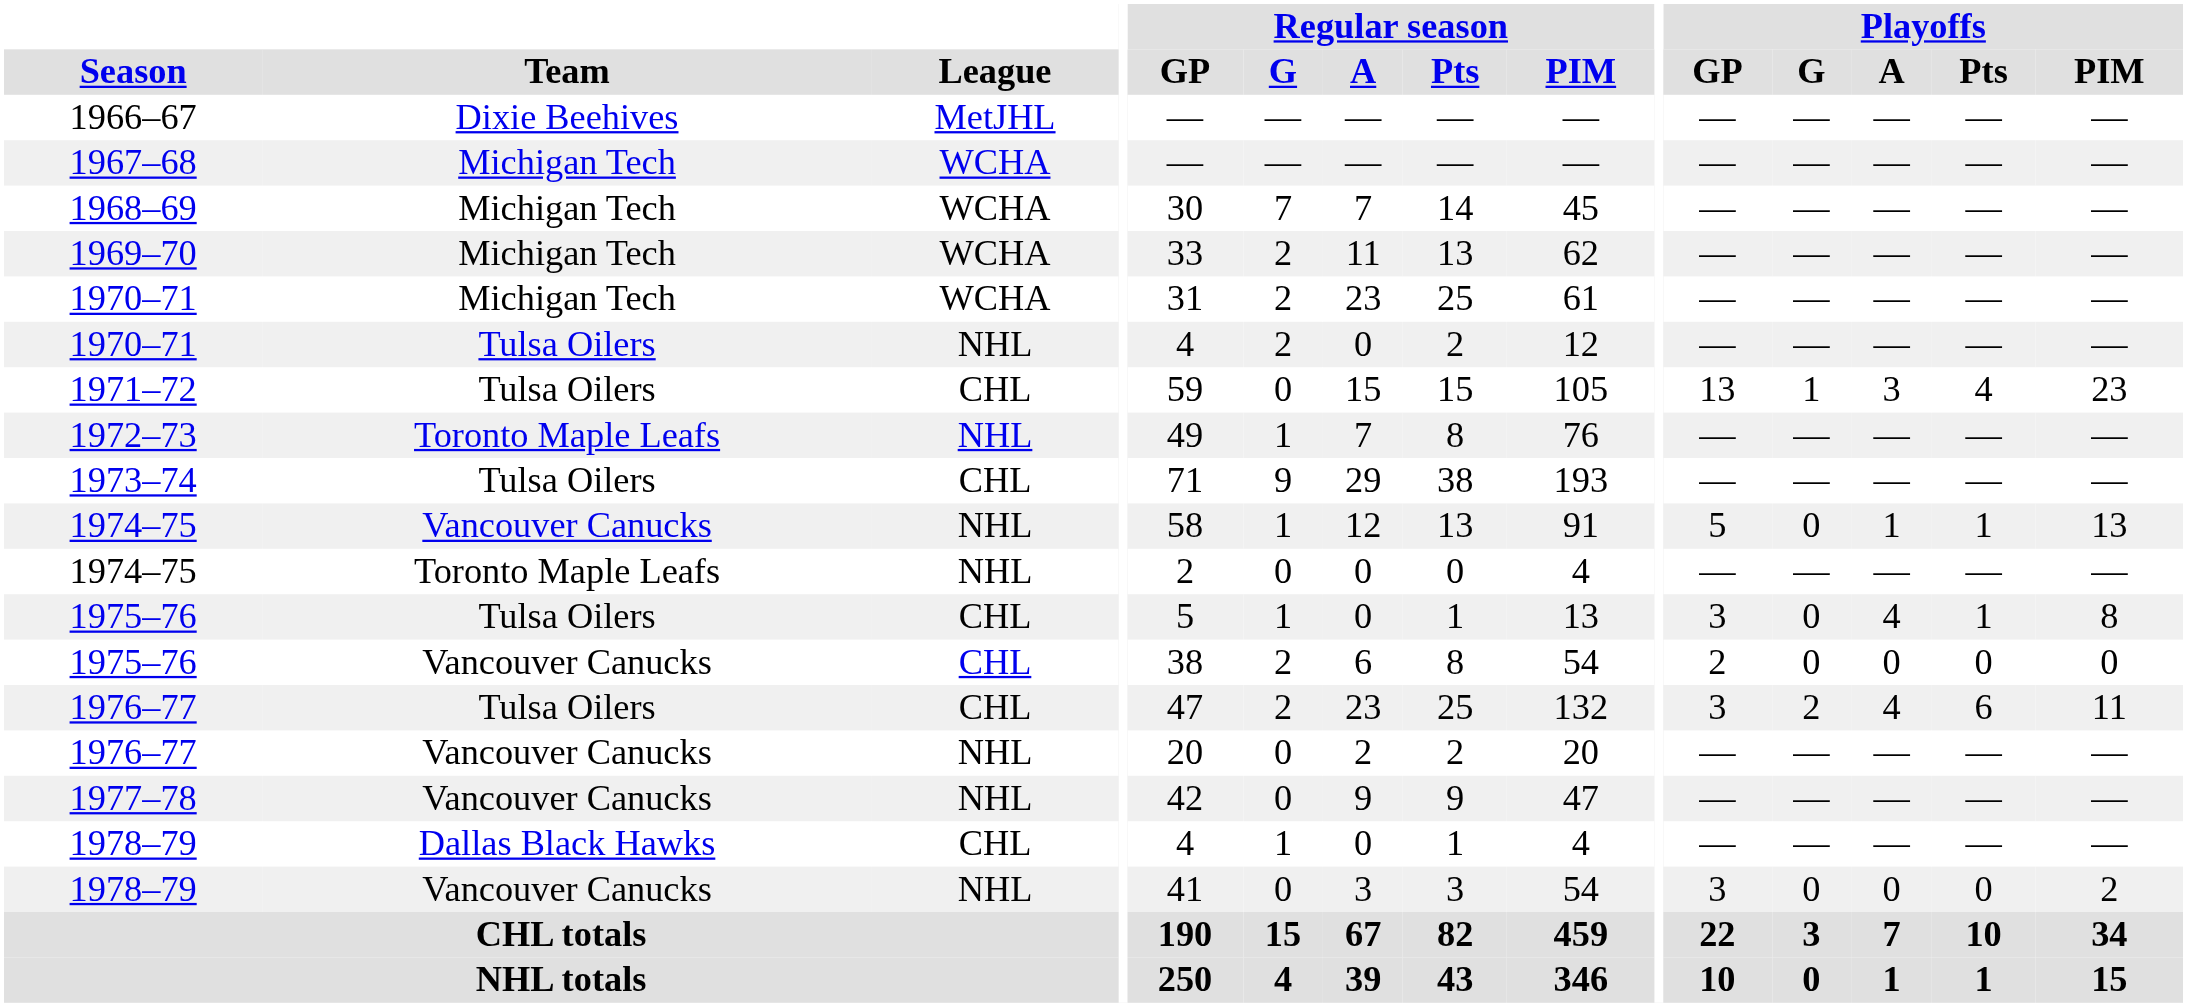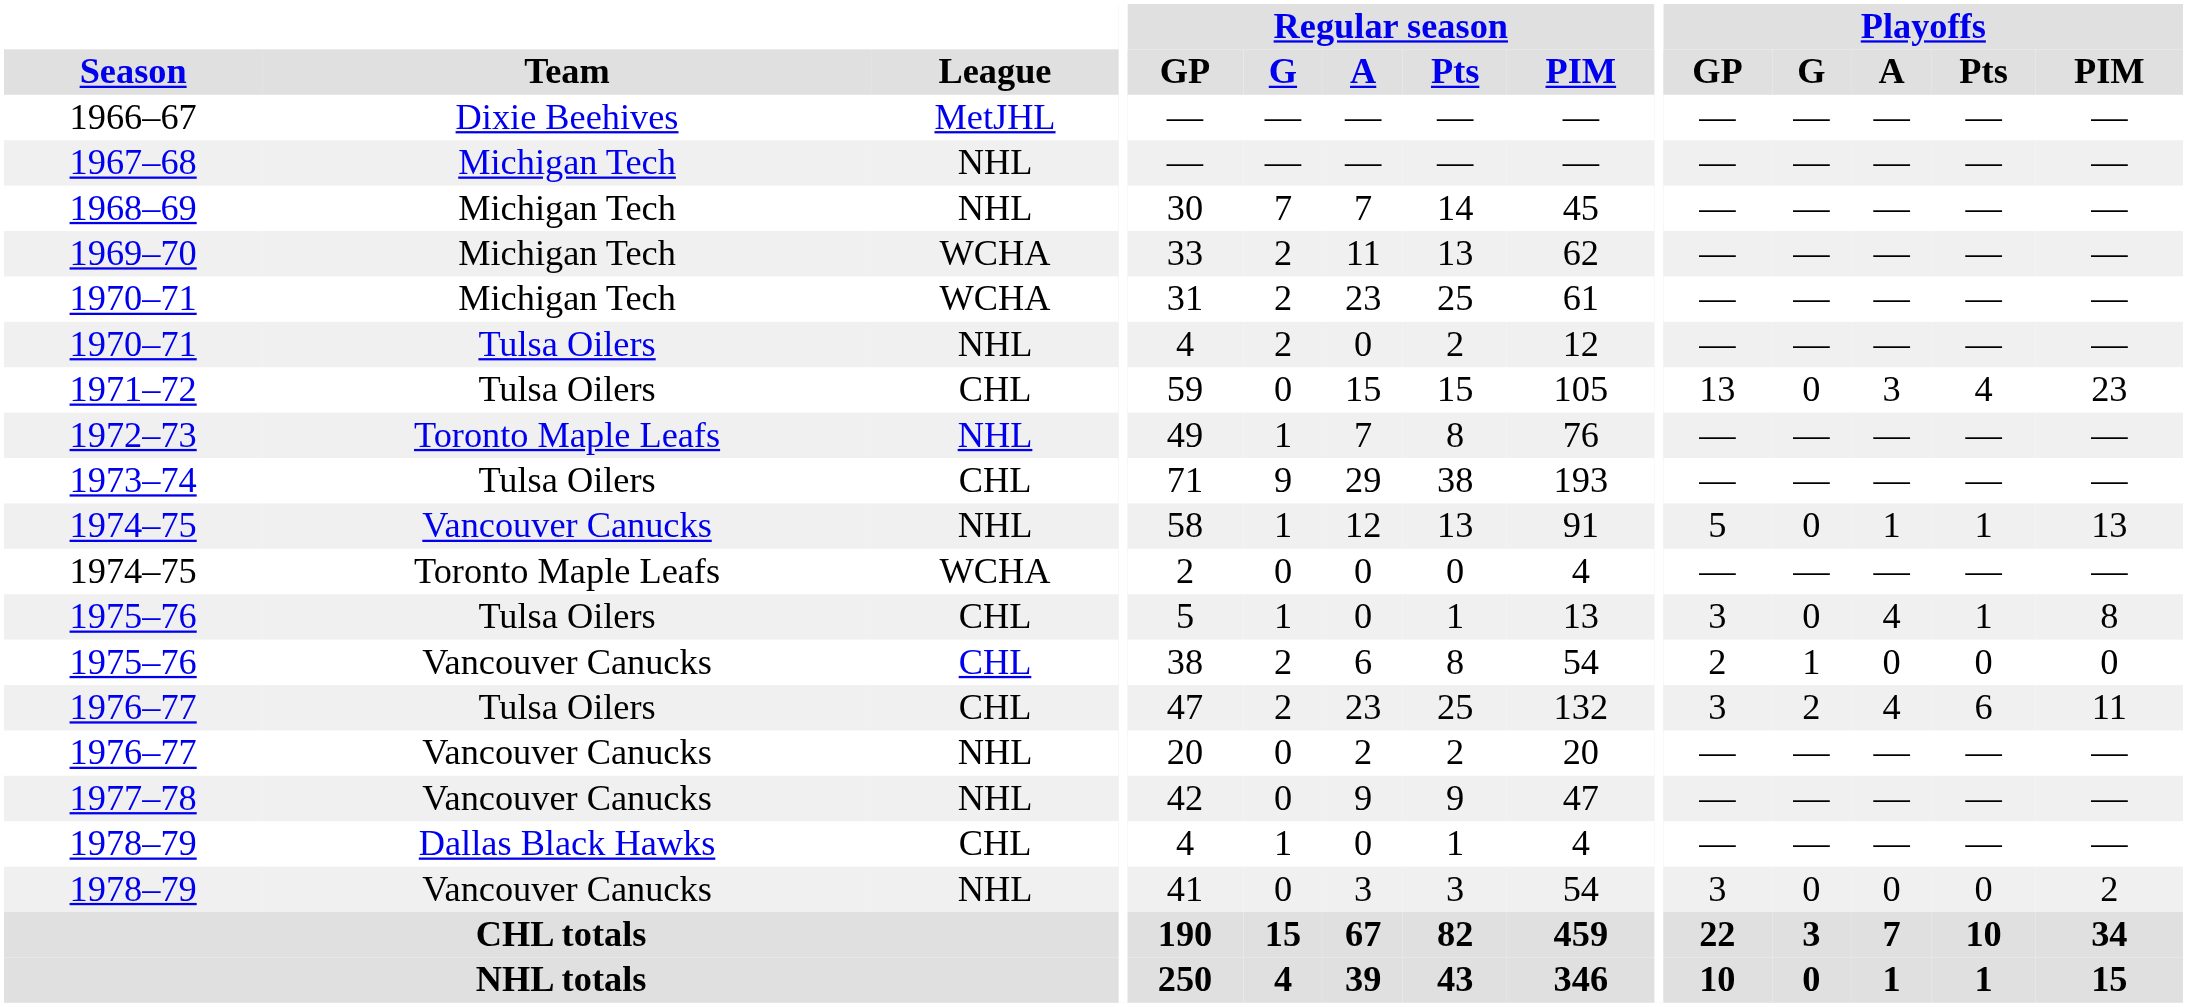(995, 162) WCHA -> (995, 162) NHL
(995, 207) WCHA -> (995, 207) NHL
(1811, 389) 1 -> (1811, 389) 0
(995, 570) NHL -> (995, 570) WCHA
(1811, 661) 0 -> (1811, 661) 1
